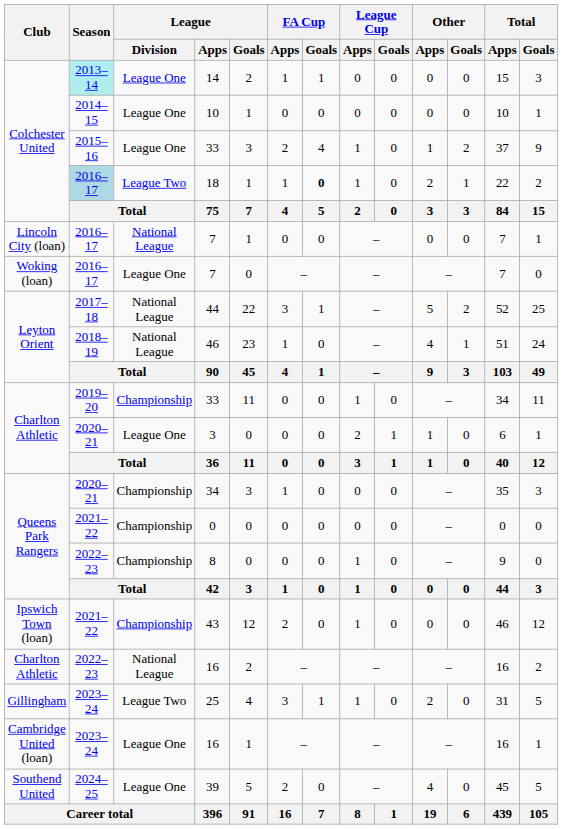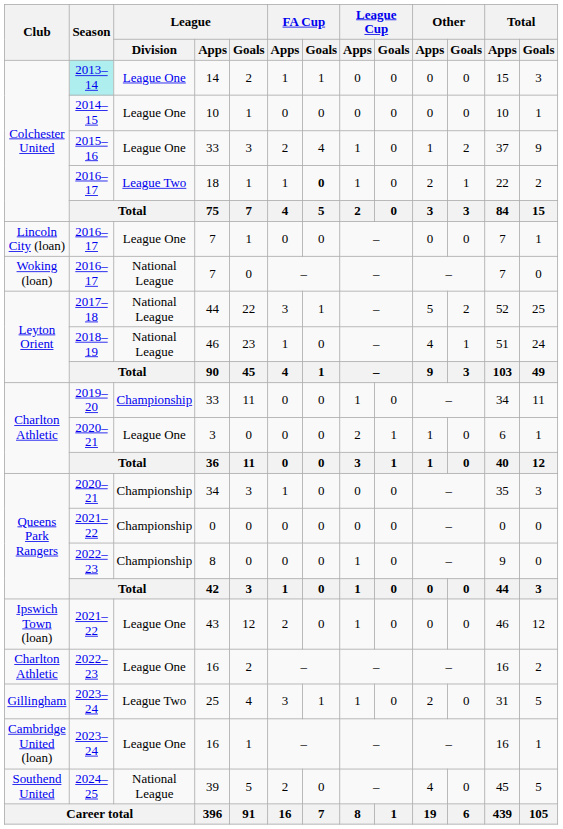(91, 183) lightblue background -> (91, 183) no background
(154, 238) National League -> (154, 238) League One
(154, 273) League One -> (154, 273) National League
(154, 623) Championship -> (154, 623) League One
(154, 666) National League -> (154, 666) League One
(154, 786) League One -> (154, 786) National League
